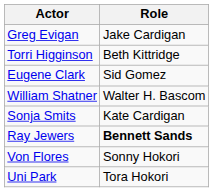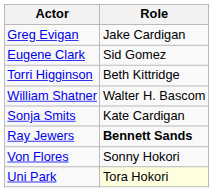rows swapped: (46, 75) <-> (50, 55)
(136, 177) no background -> (136, 177) lightyellow background
